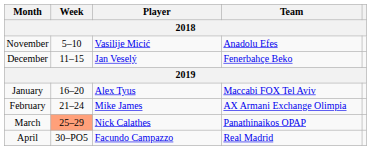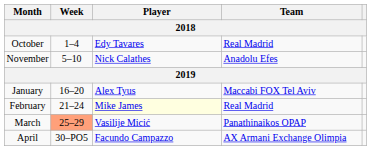+ row: (28, 43)
(122, 43) Vasilije Micić -> (123, 59) Nick Calathes
- row: (28, 59)
(119, 106) no background -> (119, 106) lightyellow background
(285, 106) AX Armani Exchange Olimpia -> (248, 106) Real Madrid
(123, 122) Nick Calathes -> (122, 122) Vasilije Micić
(248, 138) Real Madrid -> (285, 138) AX Armani Exchange Olimpia
